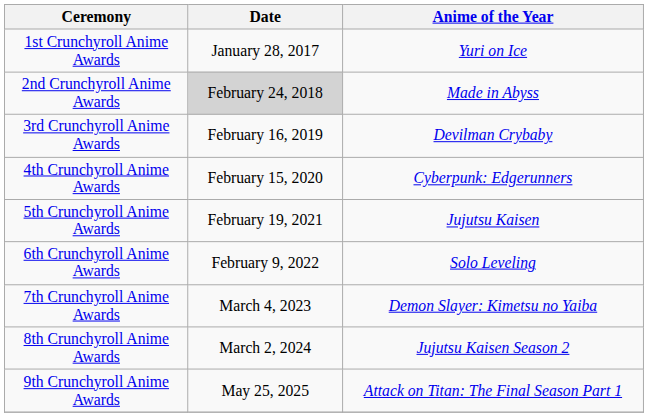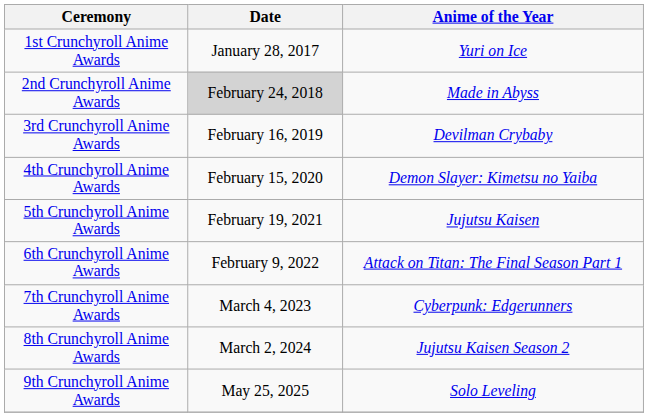(493, 178) Cyberpunk: Edgerunners -> (493, 178) Demon Slayer: Kimetsu no Yaiba
(493, 263) Solo Leveling -> (493, 263) Attack on Titan: The Final Season Part 1
(493, 305) Demon Slayer: Kimetsu no Yaiba -> (493, 305) Cyberpunk: Edgerunners
(493, 390) Attack on Titan: The Final Season Part 1 -> (493, 390) Solo Leveling
